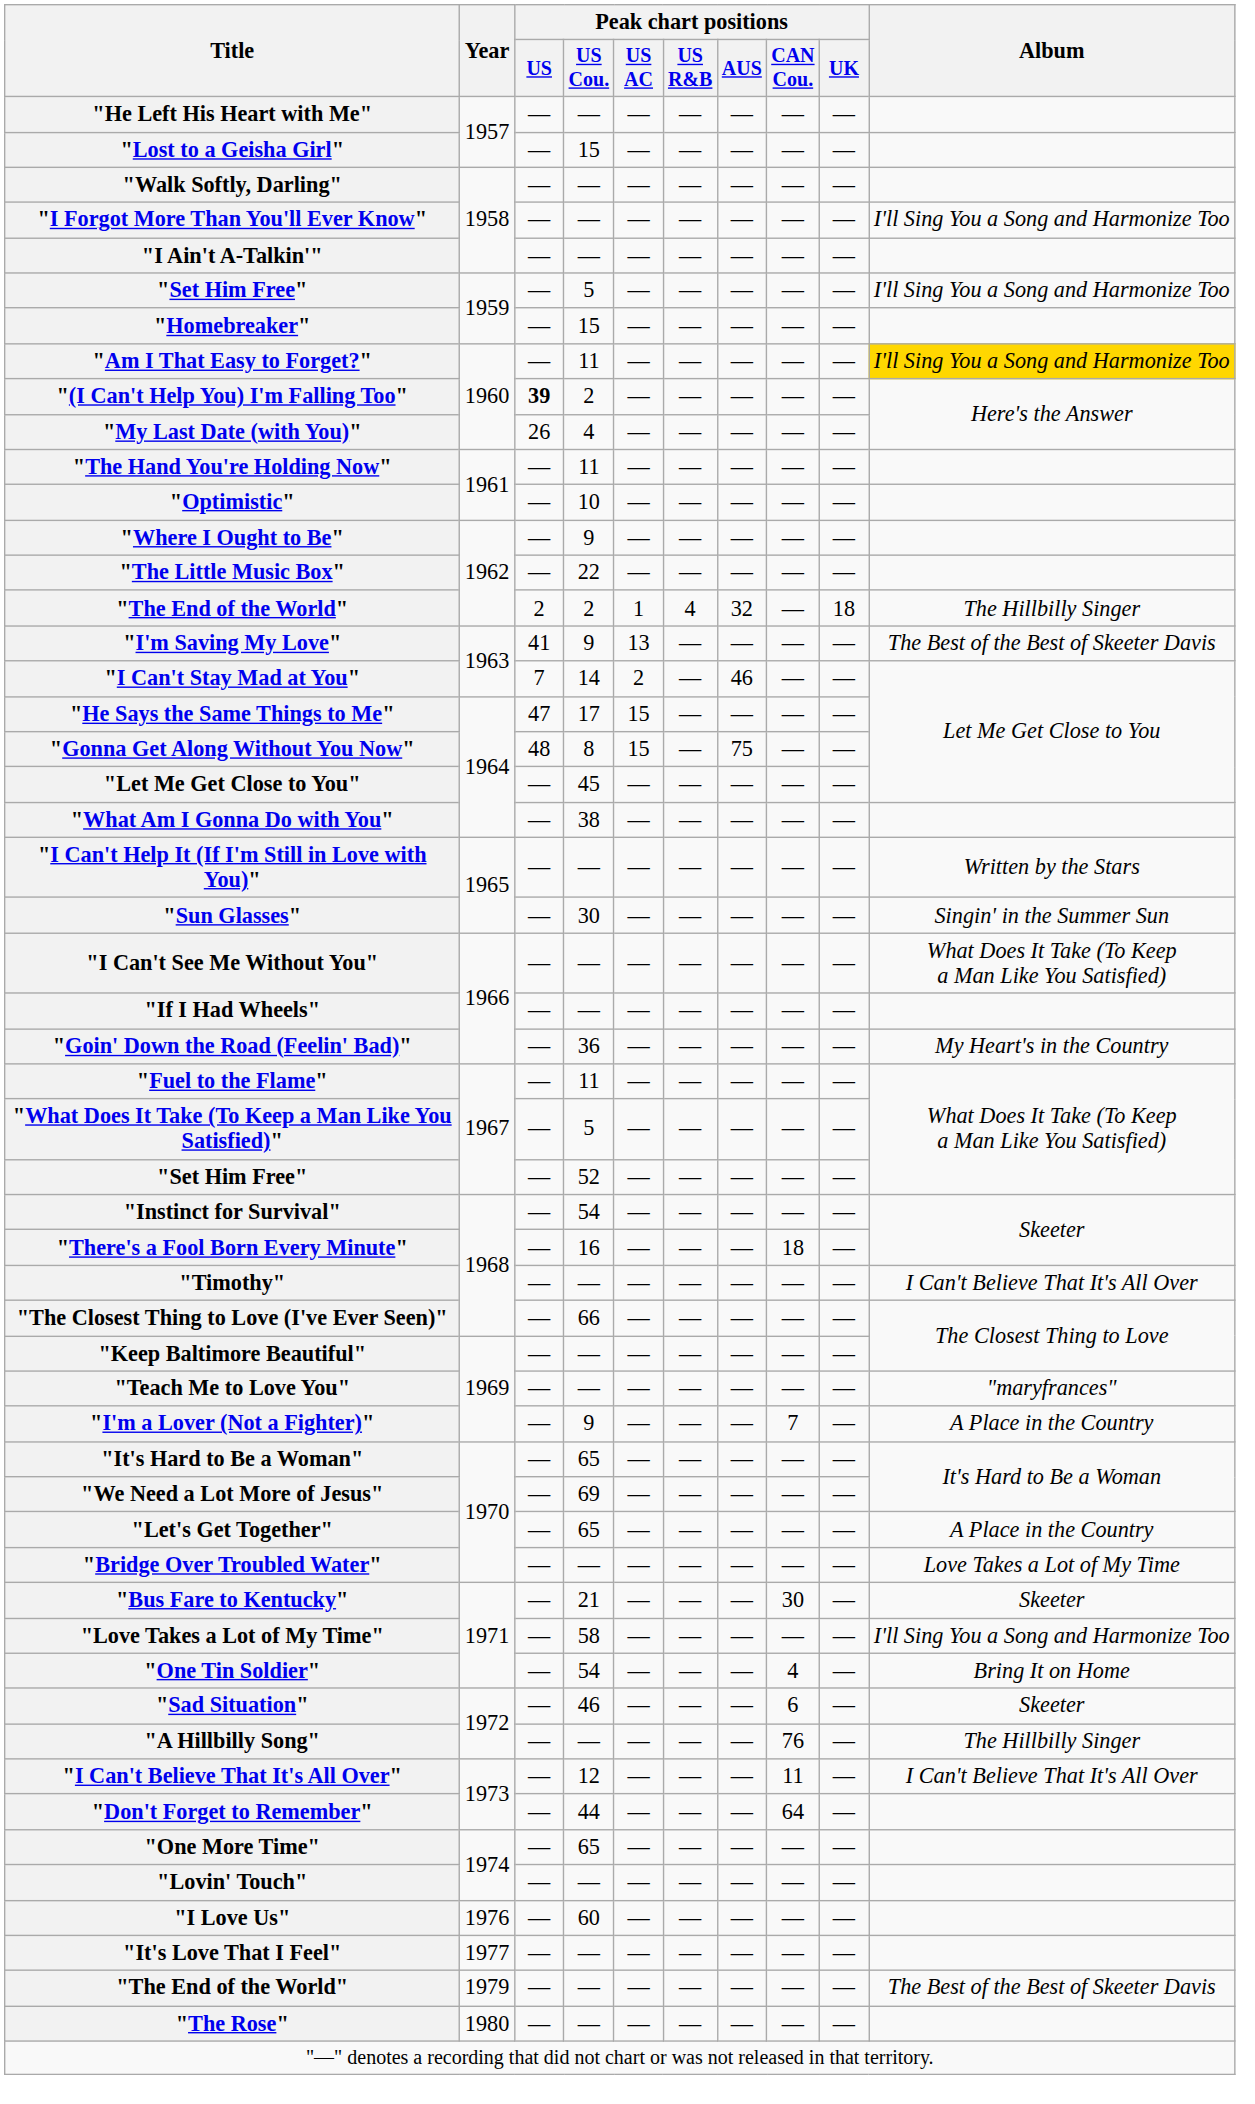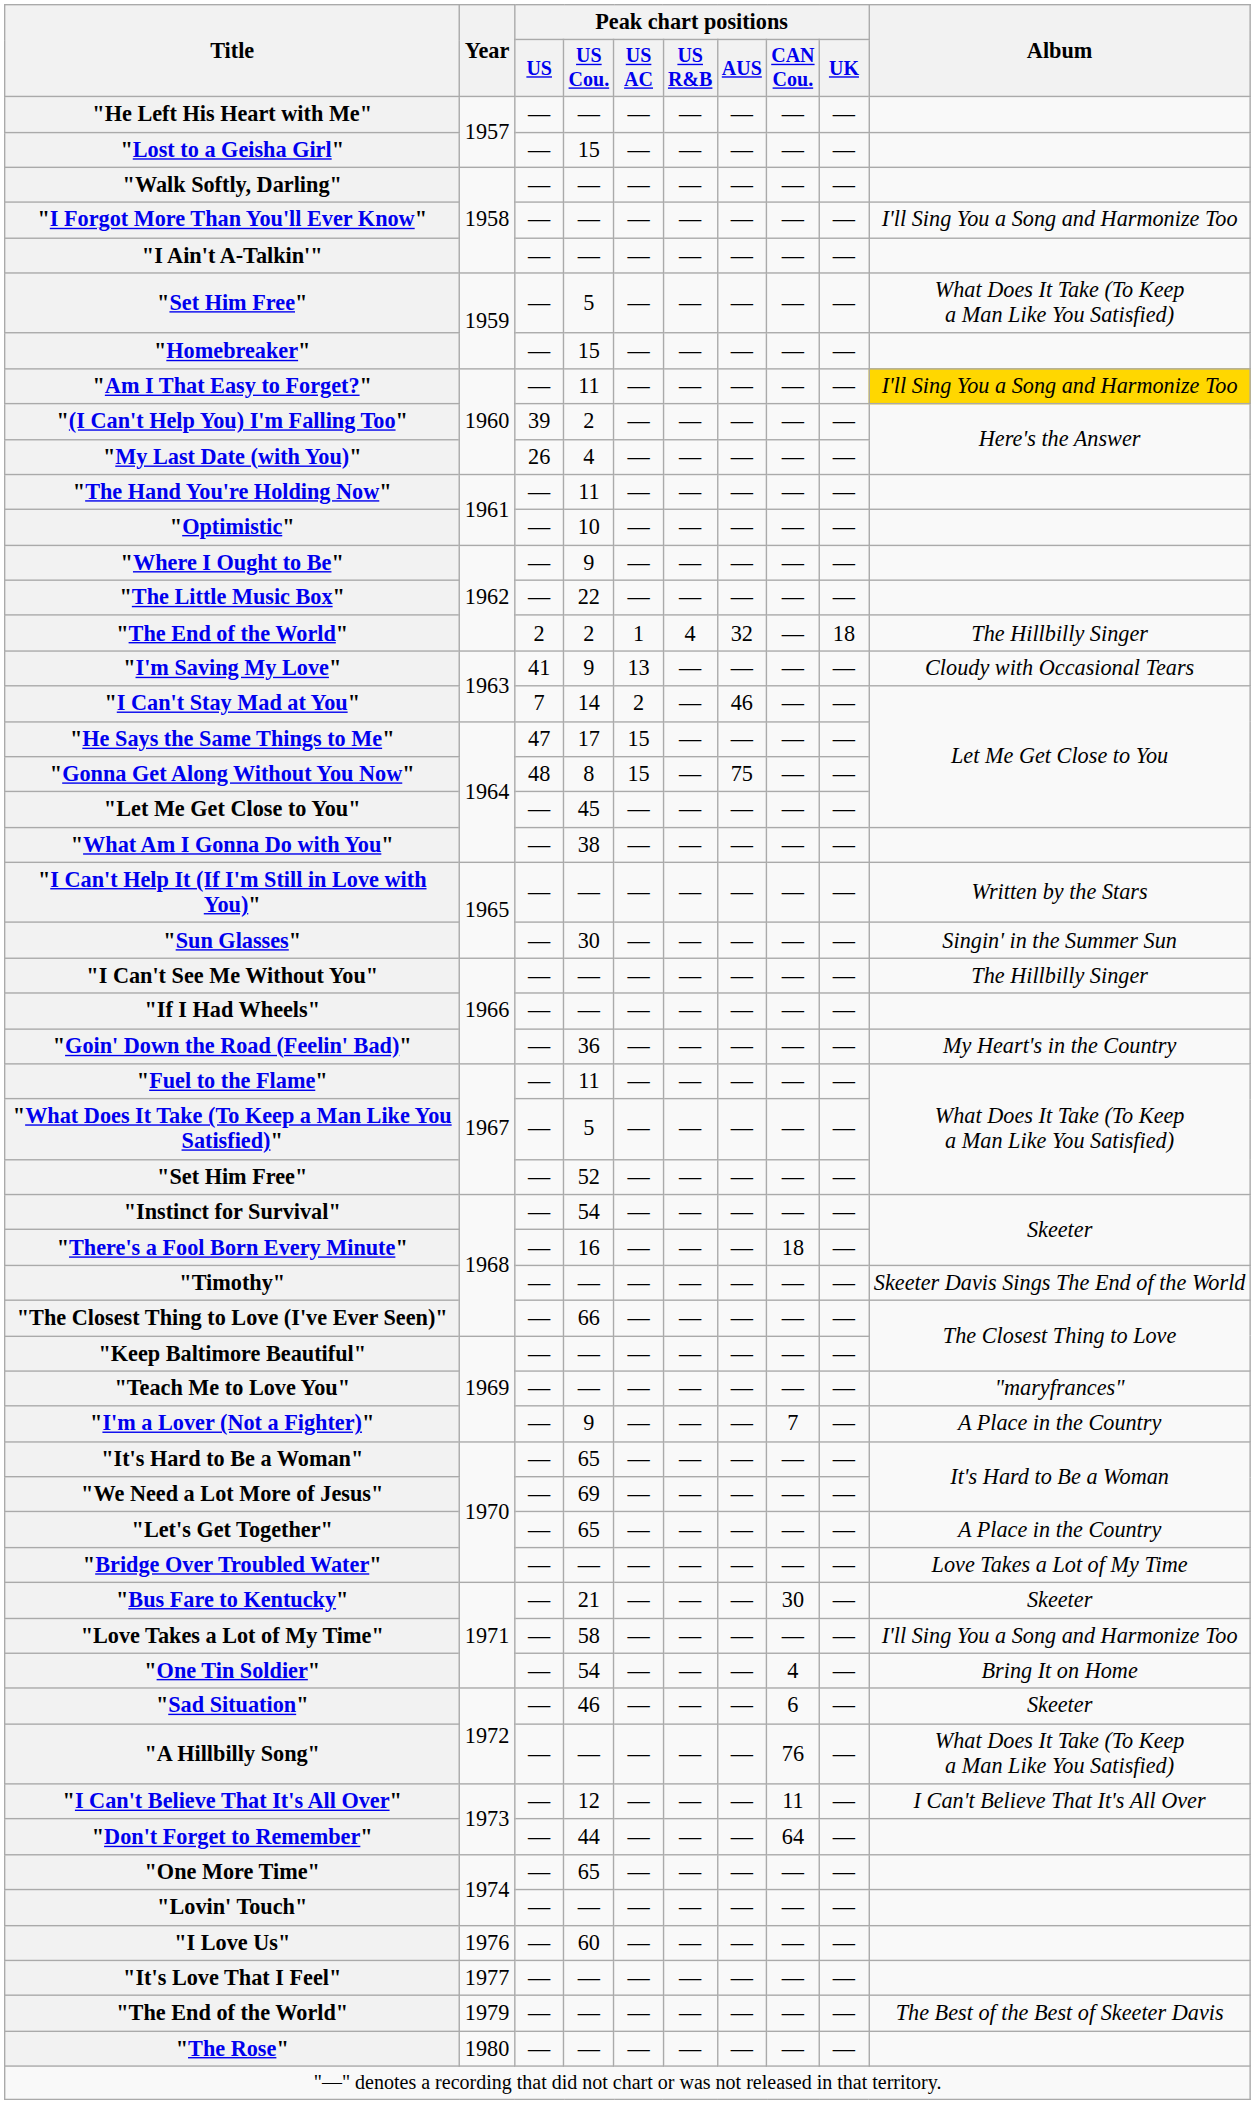(1052, 290) I'll Sing You a Song and Harmonize Too -> (1060, 302) What Does It Take (To Keep a Man Like You Satisfied)
(539, 396) bold -> (539, 421) normal
(1052, 643) The Best of the Best of Skeeter Davis -> (1060, 668) Cloudy with Occasional Tears
(1052, 962) What Does It Take (To Keep a Man Like You Satisfied) -> (1060, 975) The Hillbilly Singer
(1052, 1282) I Can't Believe That It's All Over -> (1060, 1282) Skeeter Davis Sings The End of the World
(1052, 1741) The Hillbilly Singer -> (1060, 1753) What Does It Take (To Keep a Man Like You Satisfied)
